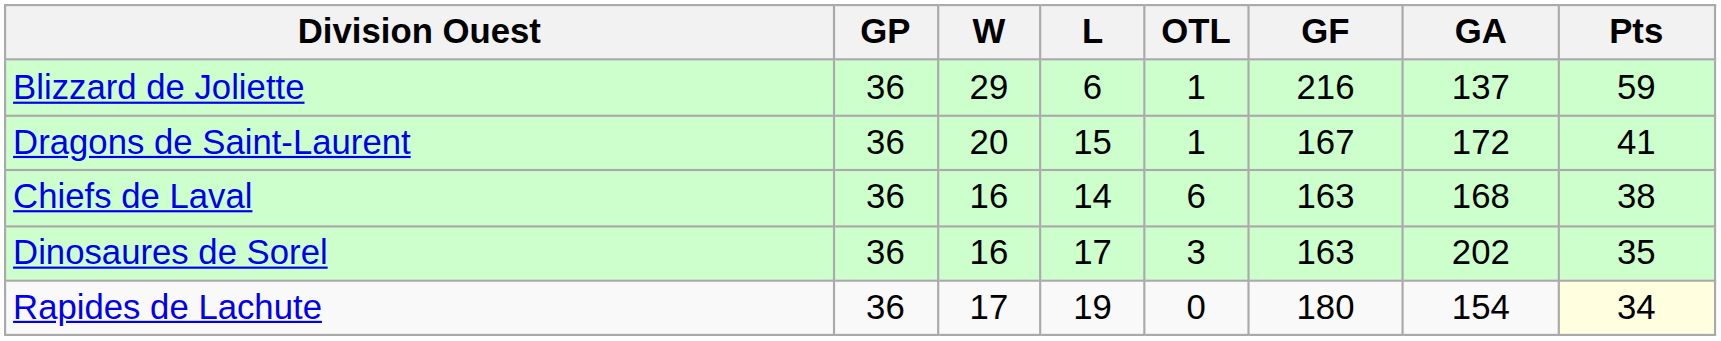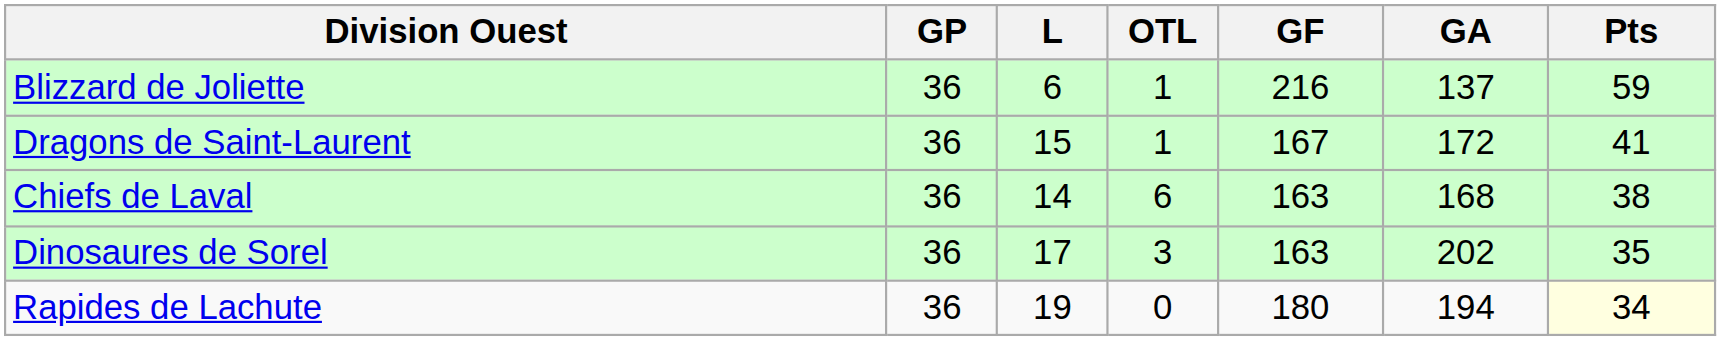- column: (989, 32)
(1481, 307) 154 -> (1466, 307) 194
